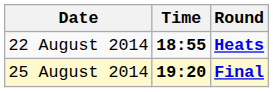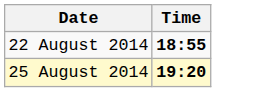- column: (239, 18)
